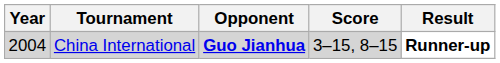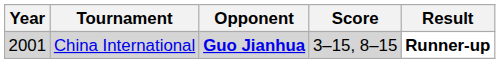(27, 45) 2004 -> (27, 45) 2001
